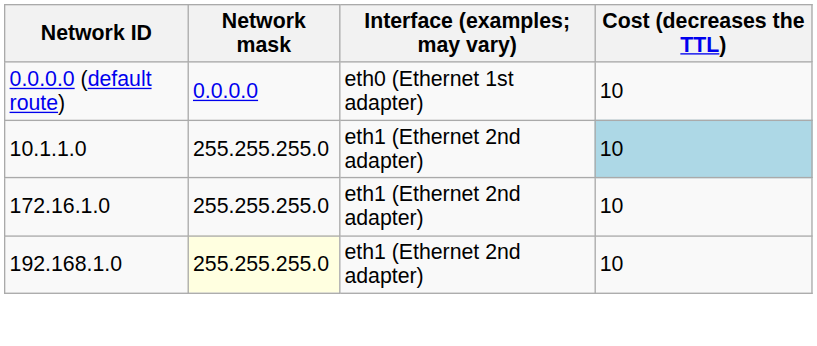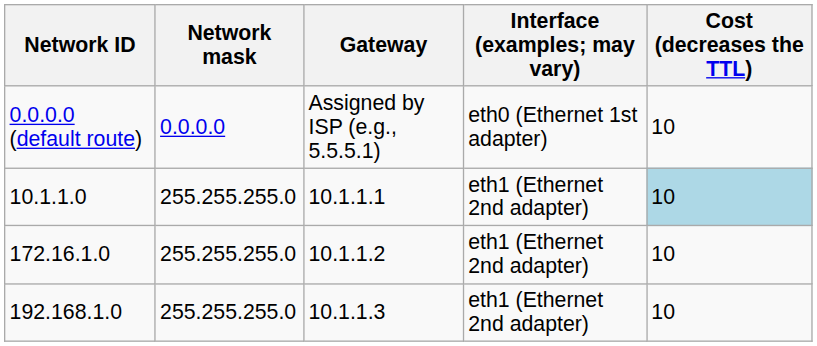+ column: (383, 45)
(261, 264) lightyellow background -> (228, 311) no background
